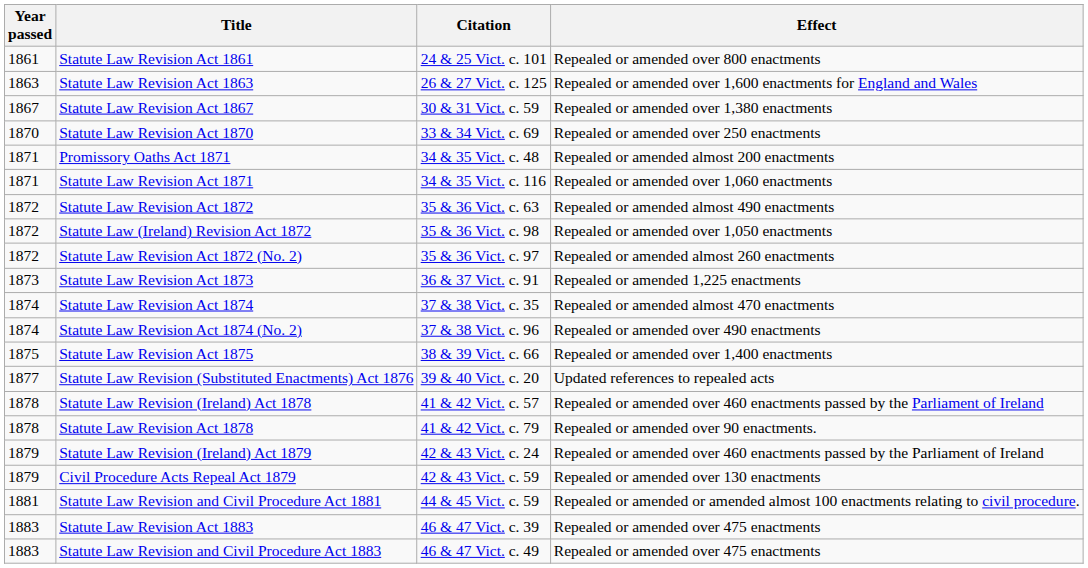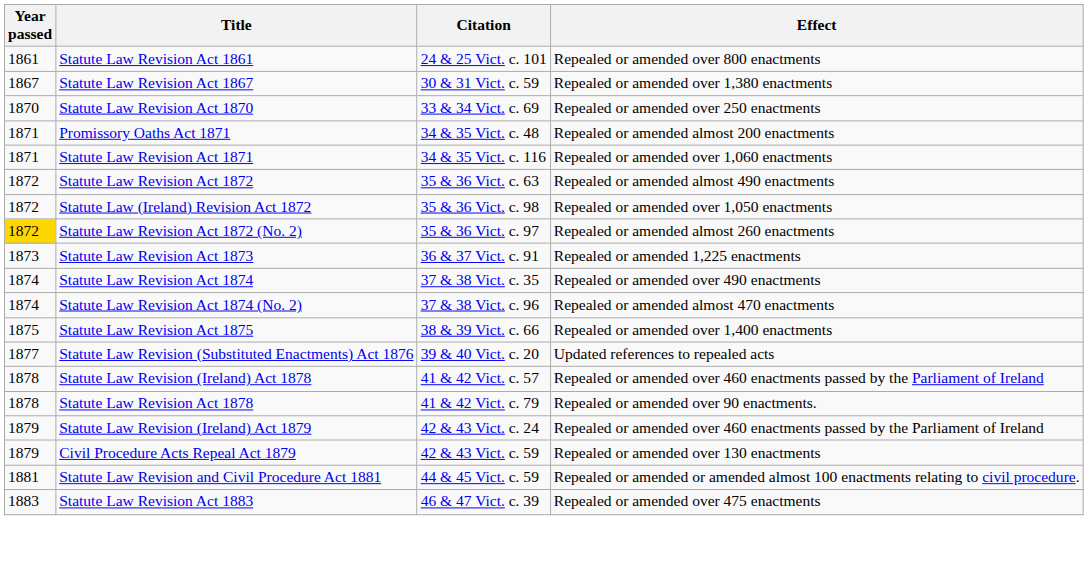- row: (156, 83)
(24, 255) no background -> (24, 231) gold background
(694, 305) Repealed or amended almost 470 enactments -> (687, 280) Repealed or amended over 490 enactments
(687, 329) Repealed or amended over 490 enactments -> (694, 305) Repealed or amended almost 470 enactments
- row: (220, 551)
